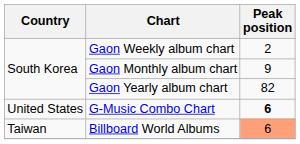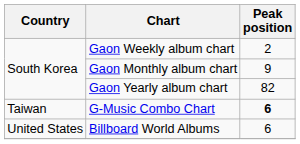(45, 108) United States -> (27, 108) Taiwan
(27, 128) Taiwan -> (45, 128) United States
(268, 128) lightsalmon background -> (268, 128) no background
